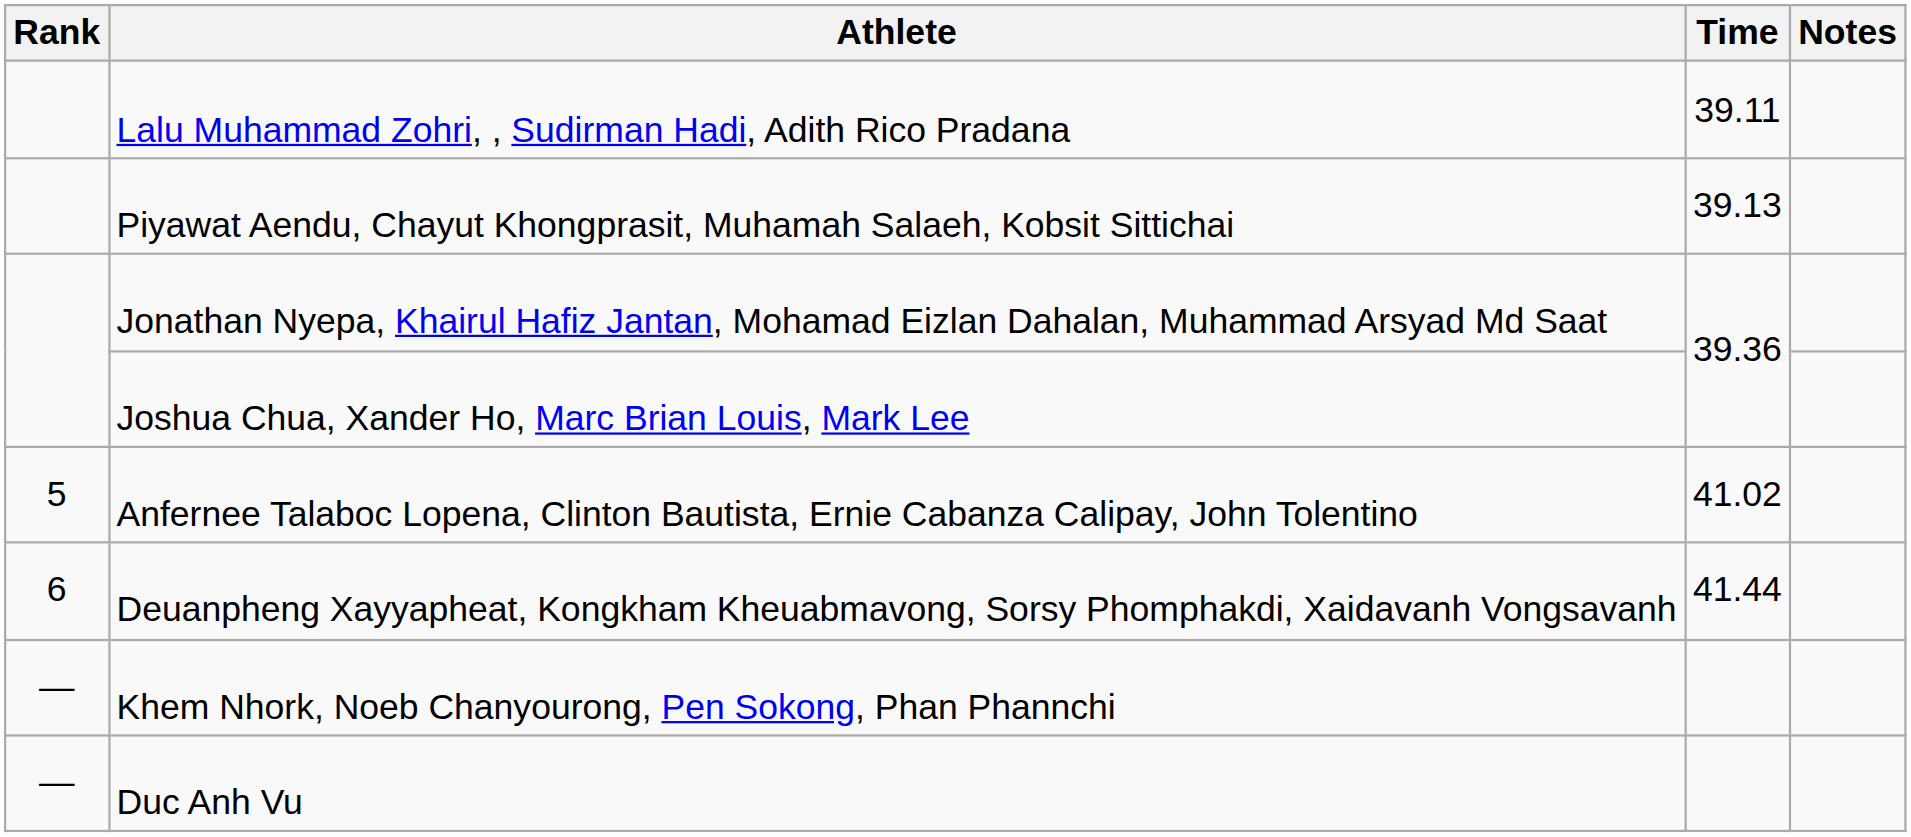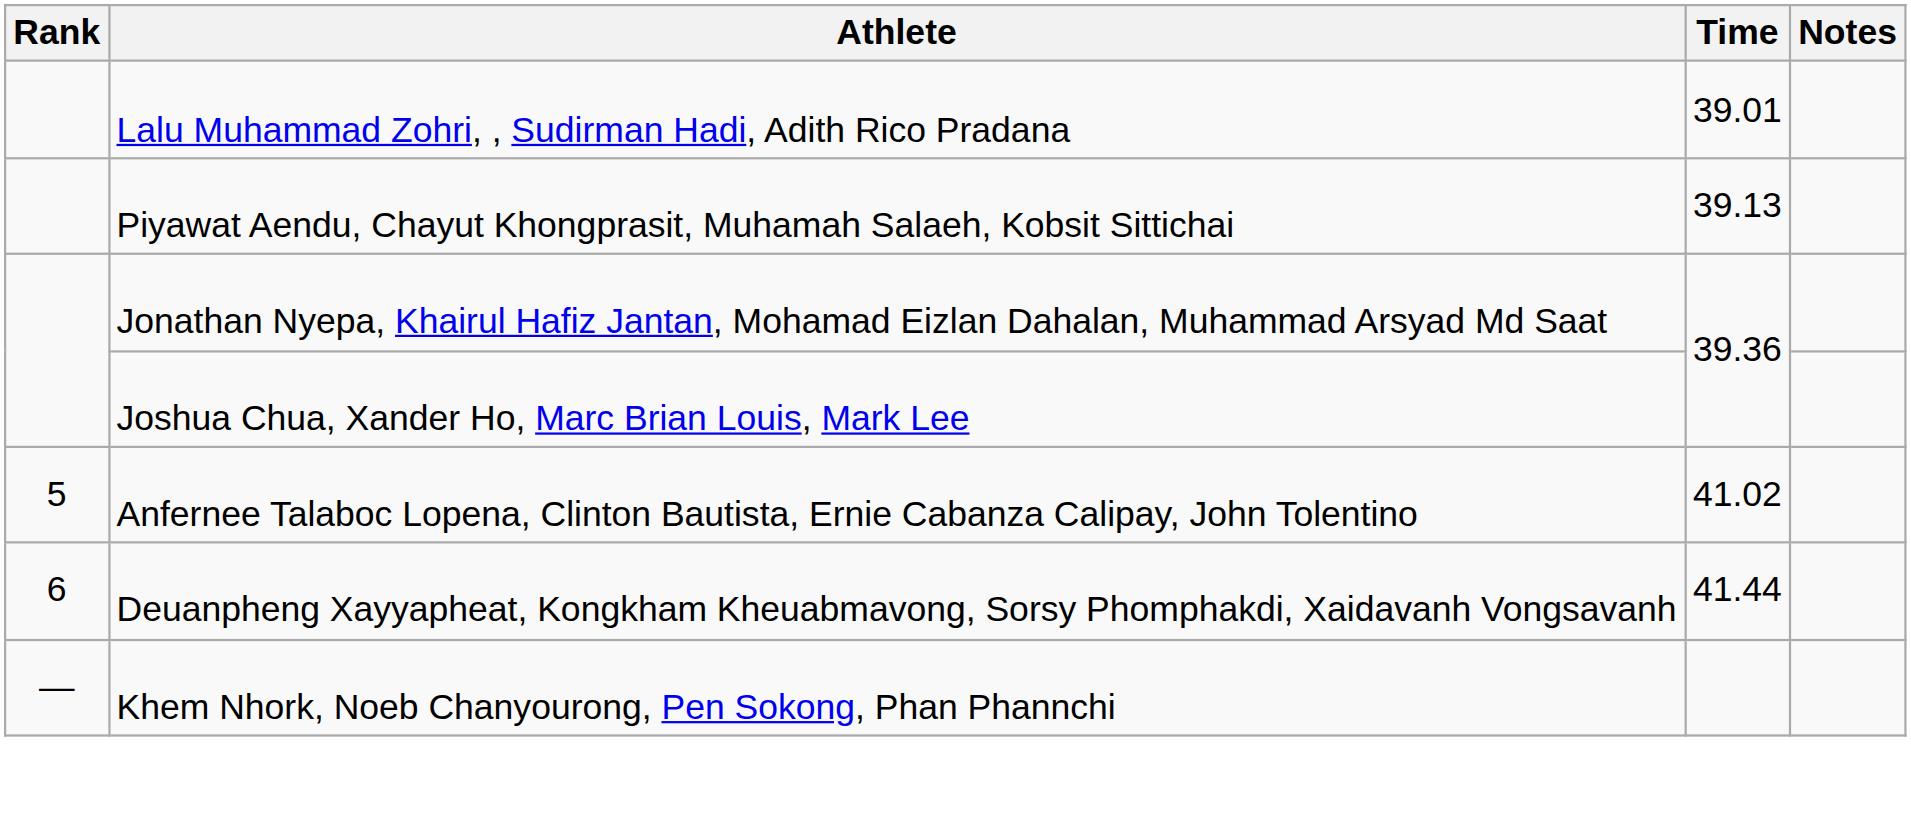(1737, 108) 39.11 -> (1737, 108) 39.01
- row: (210, 803)
